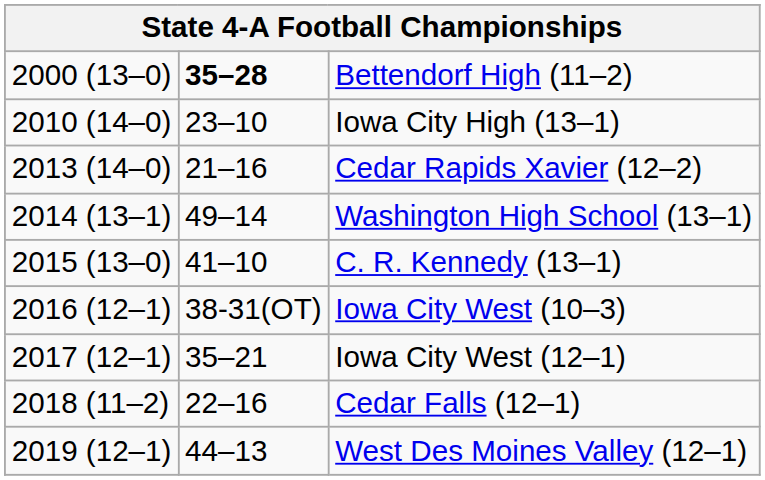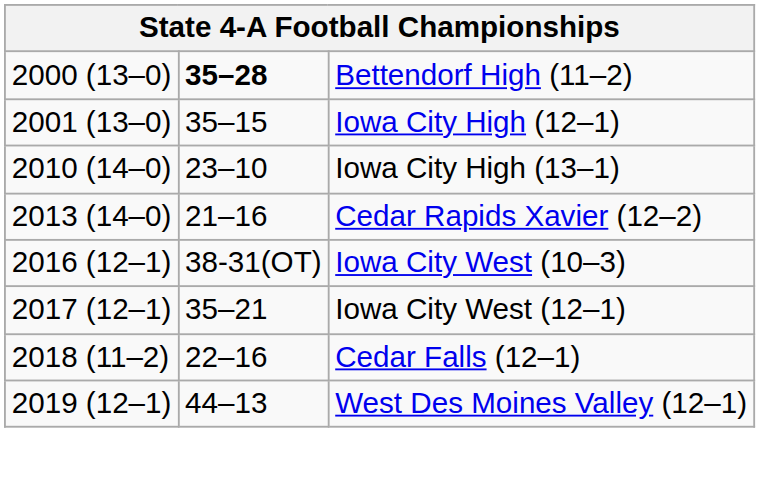+ row: (478, 121)
- row: (544, 215)
- row: (478, 262)
